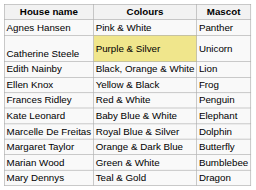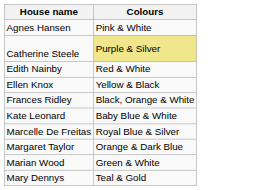- column: (224, 12)
(145, 69) Black, Orange & White -> (123, 69) Red & White
(123, 100) Red & White -> (145, 100) Black, Orange & White
